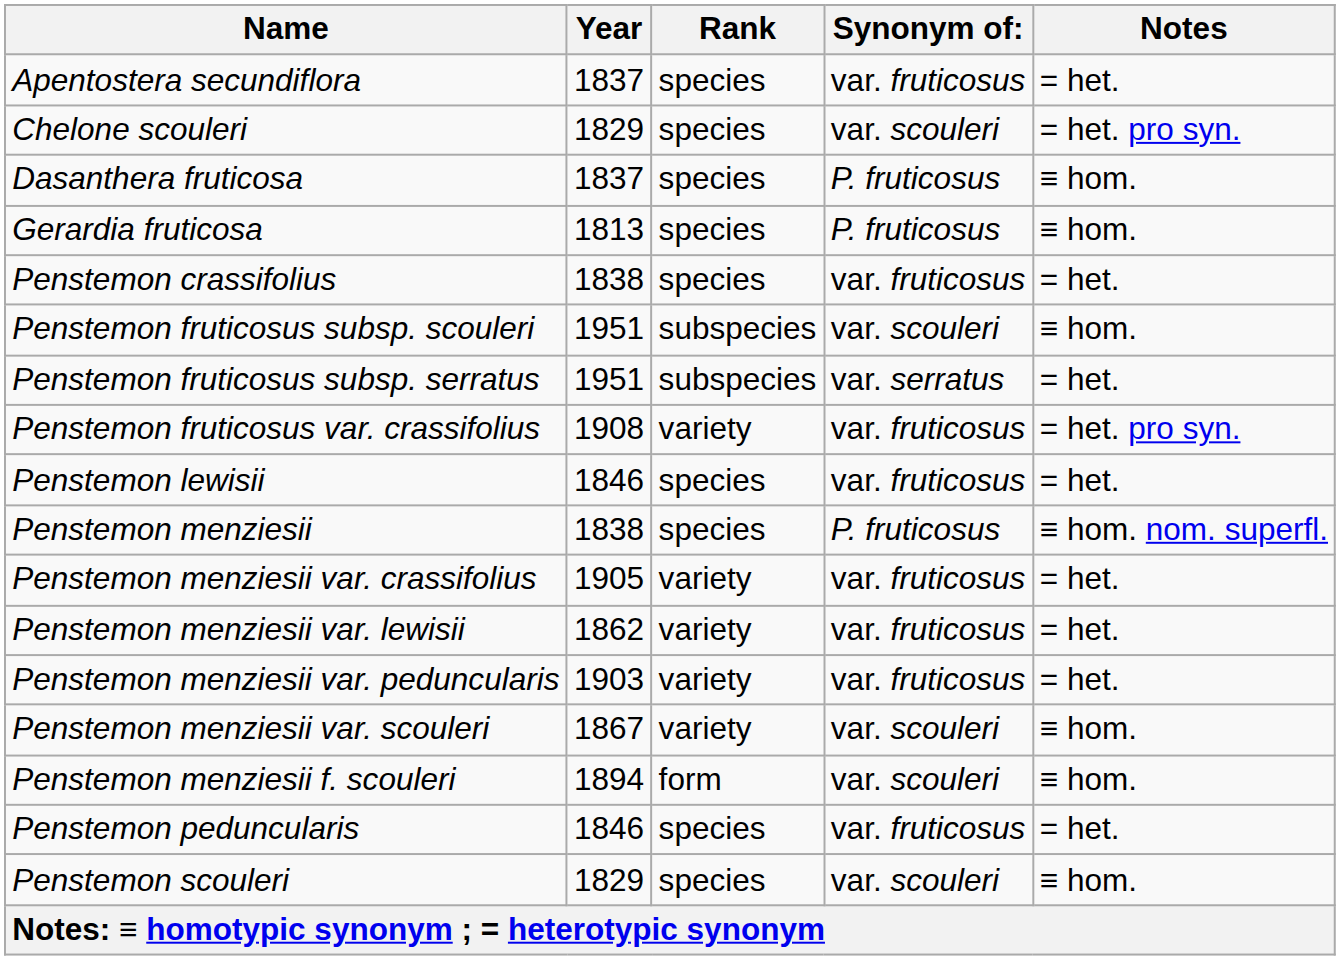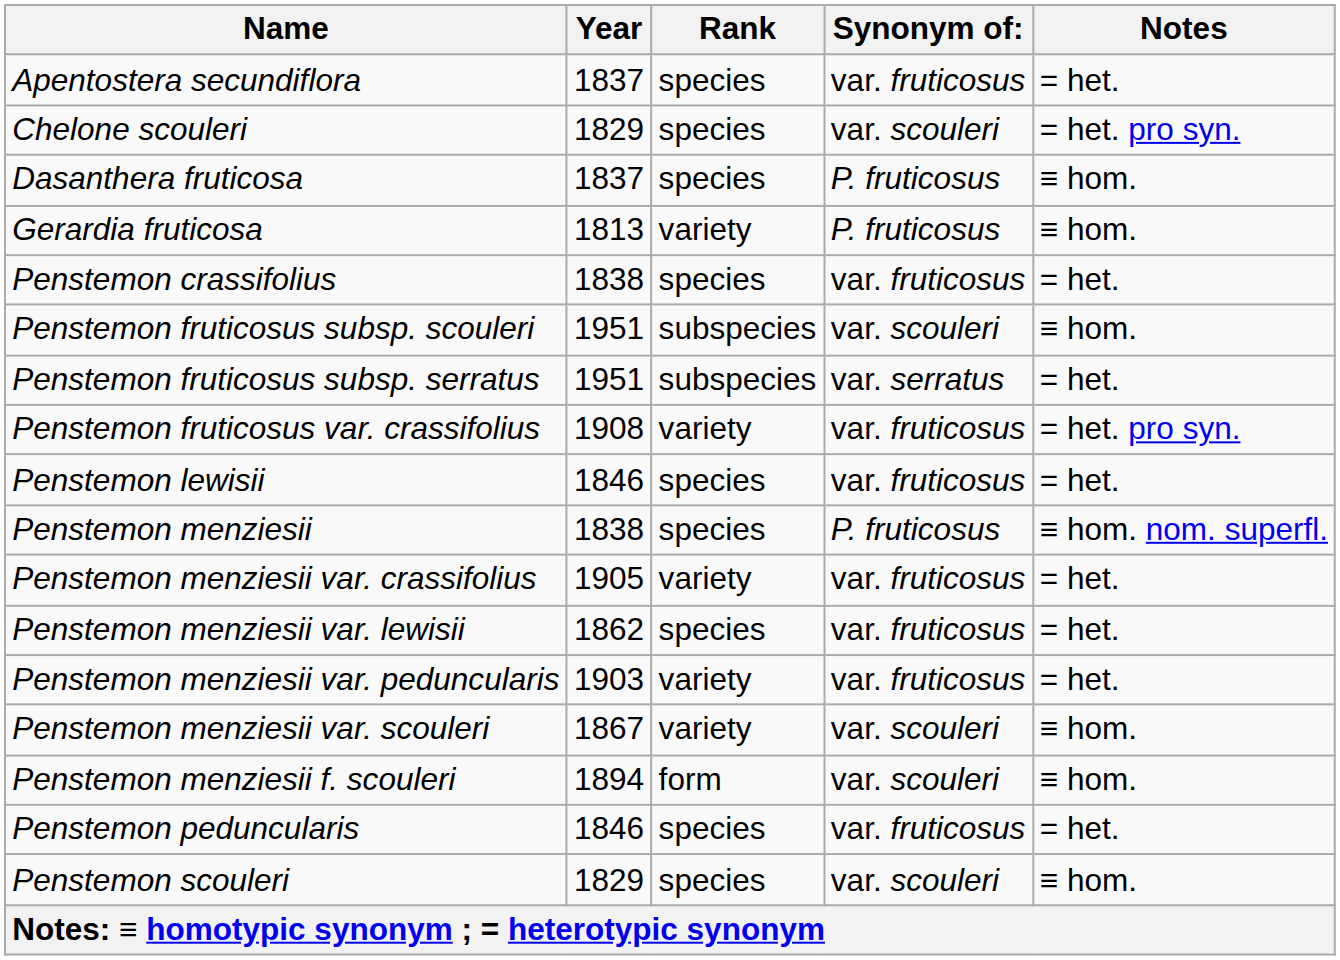(712, 229) species -> (705, 229) variety
(705, 629) variety -> (712, 629) species
